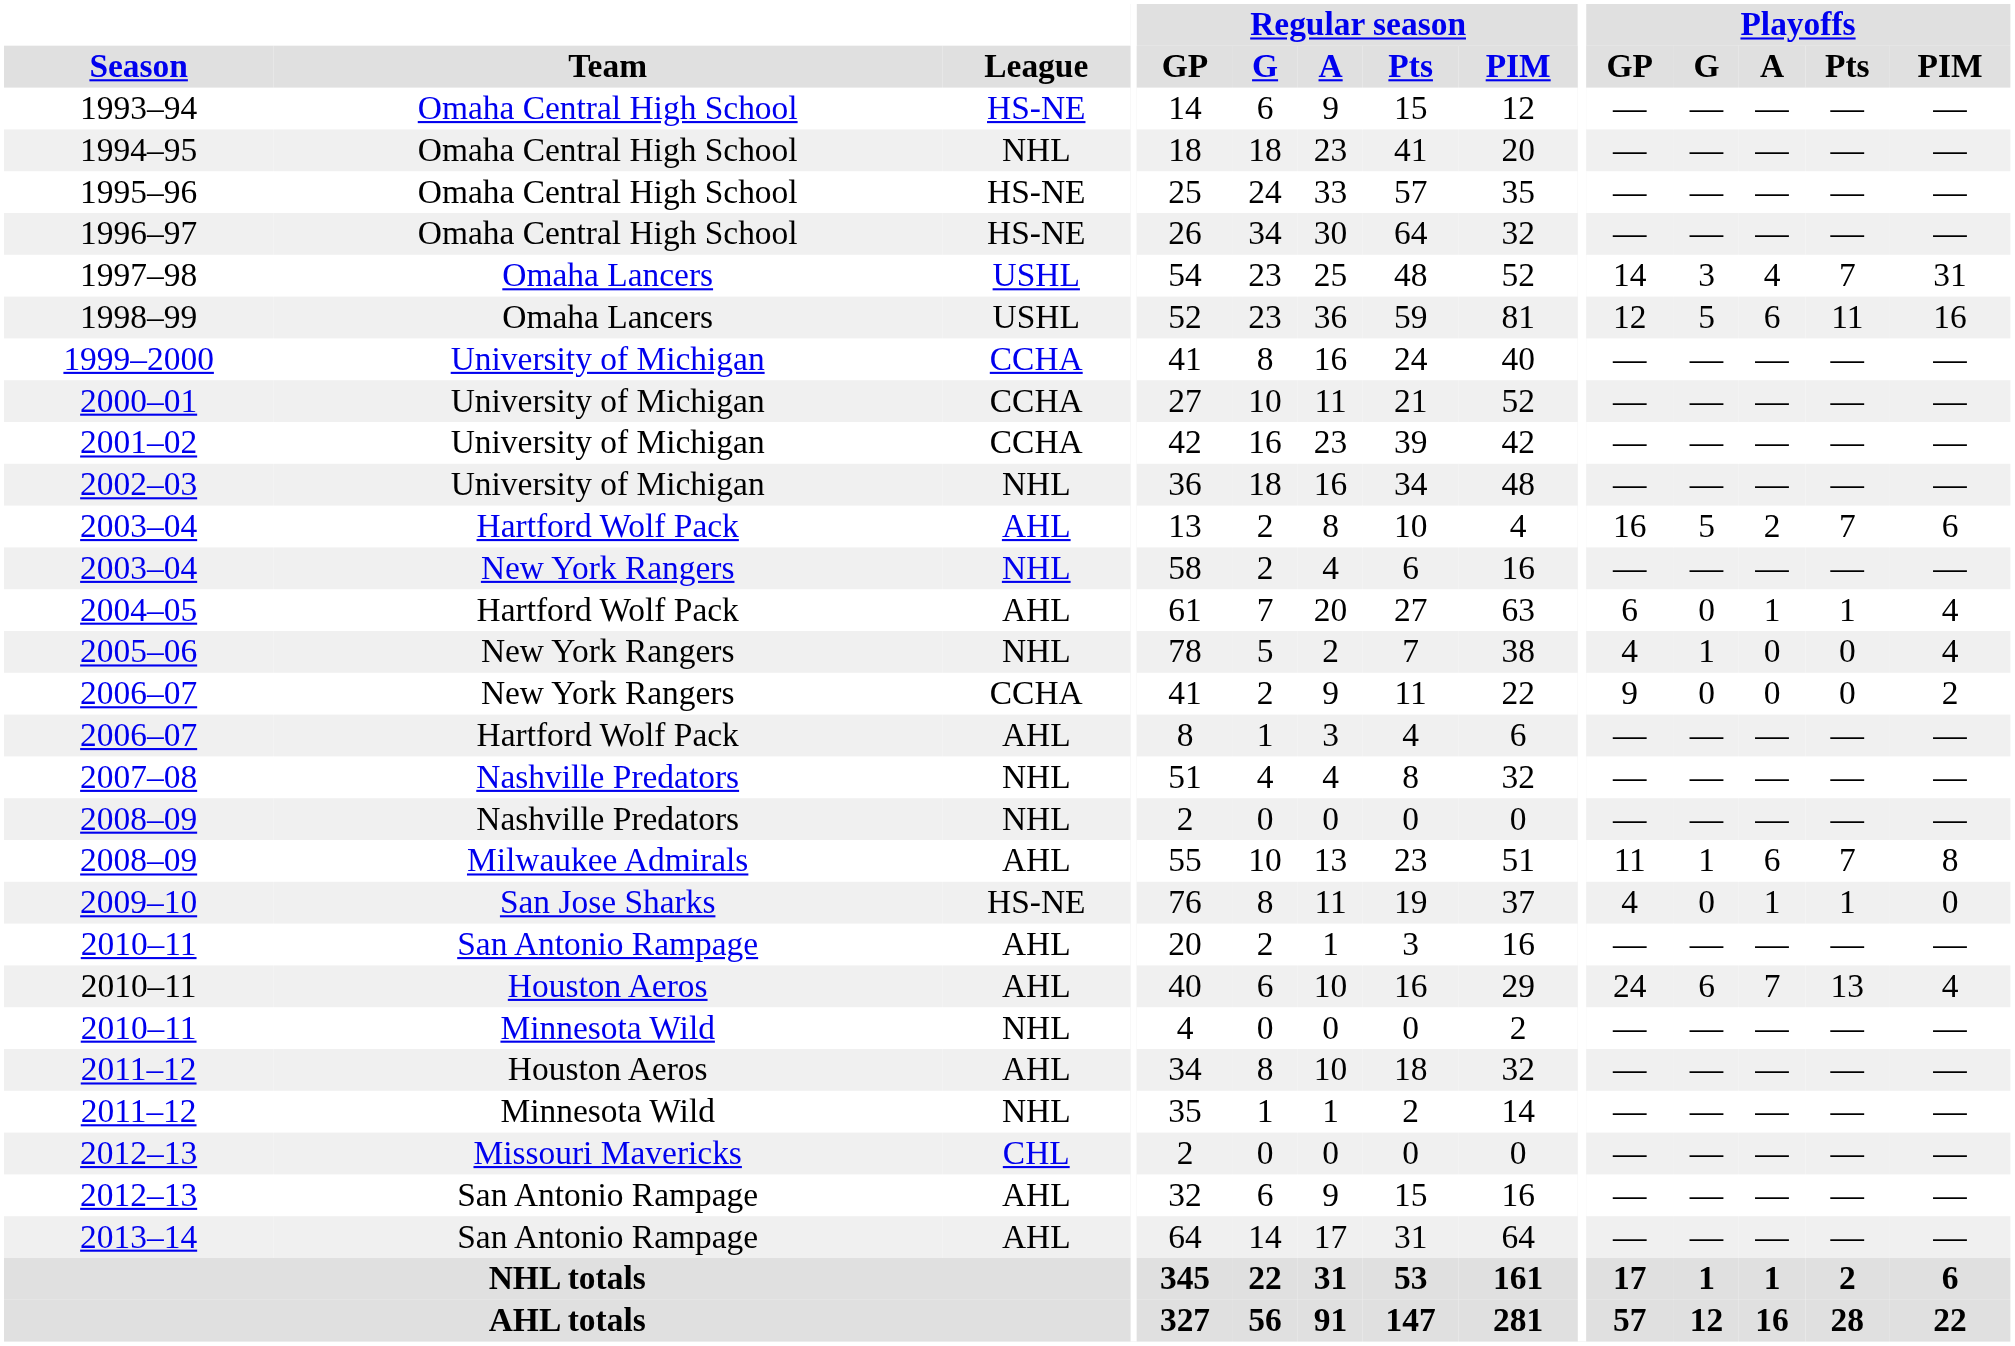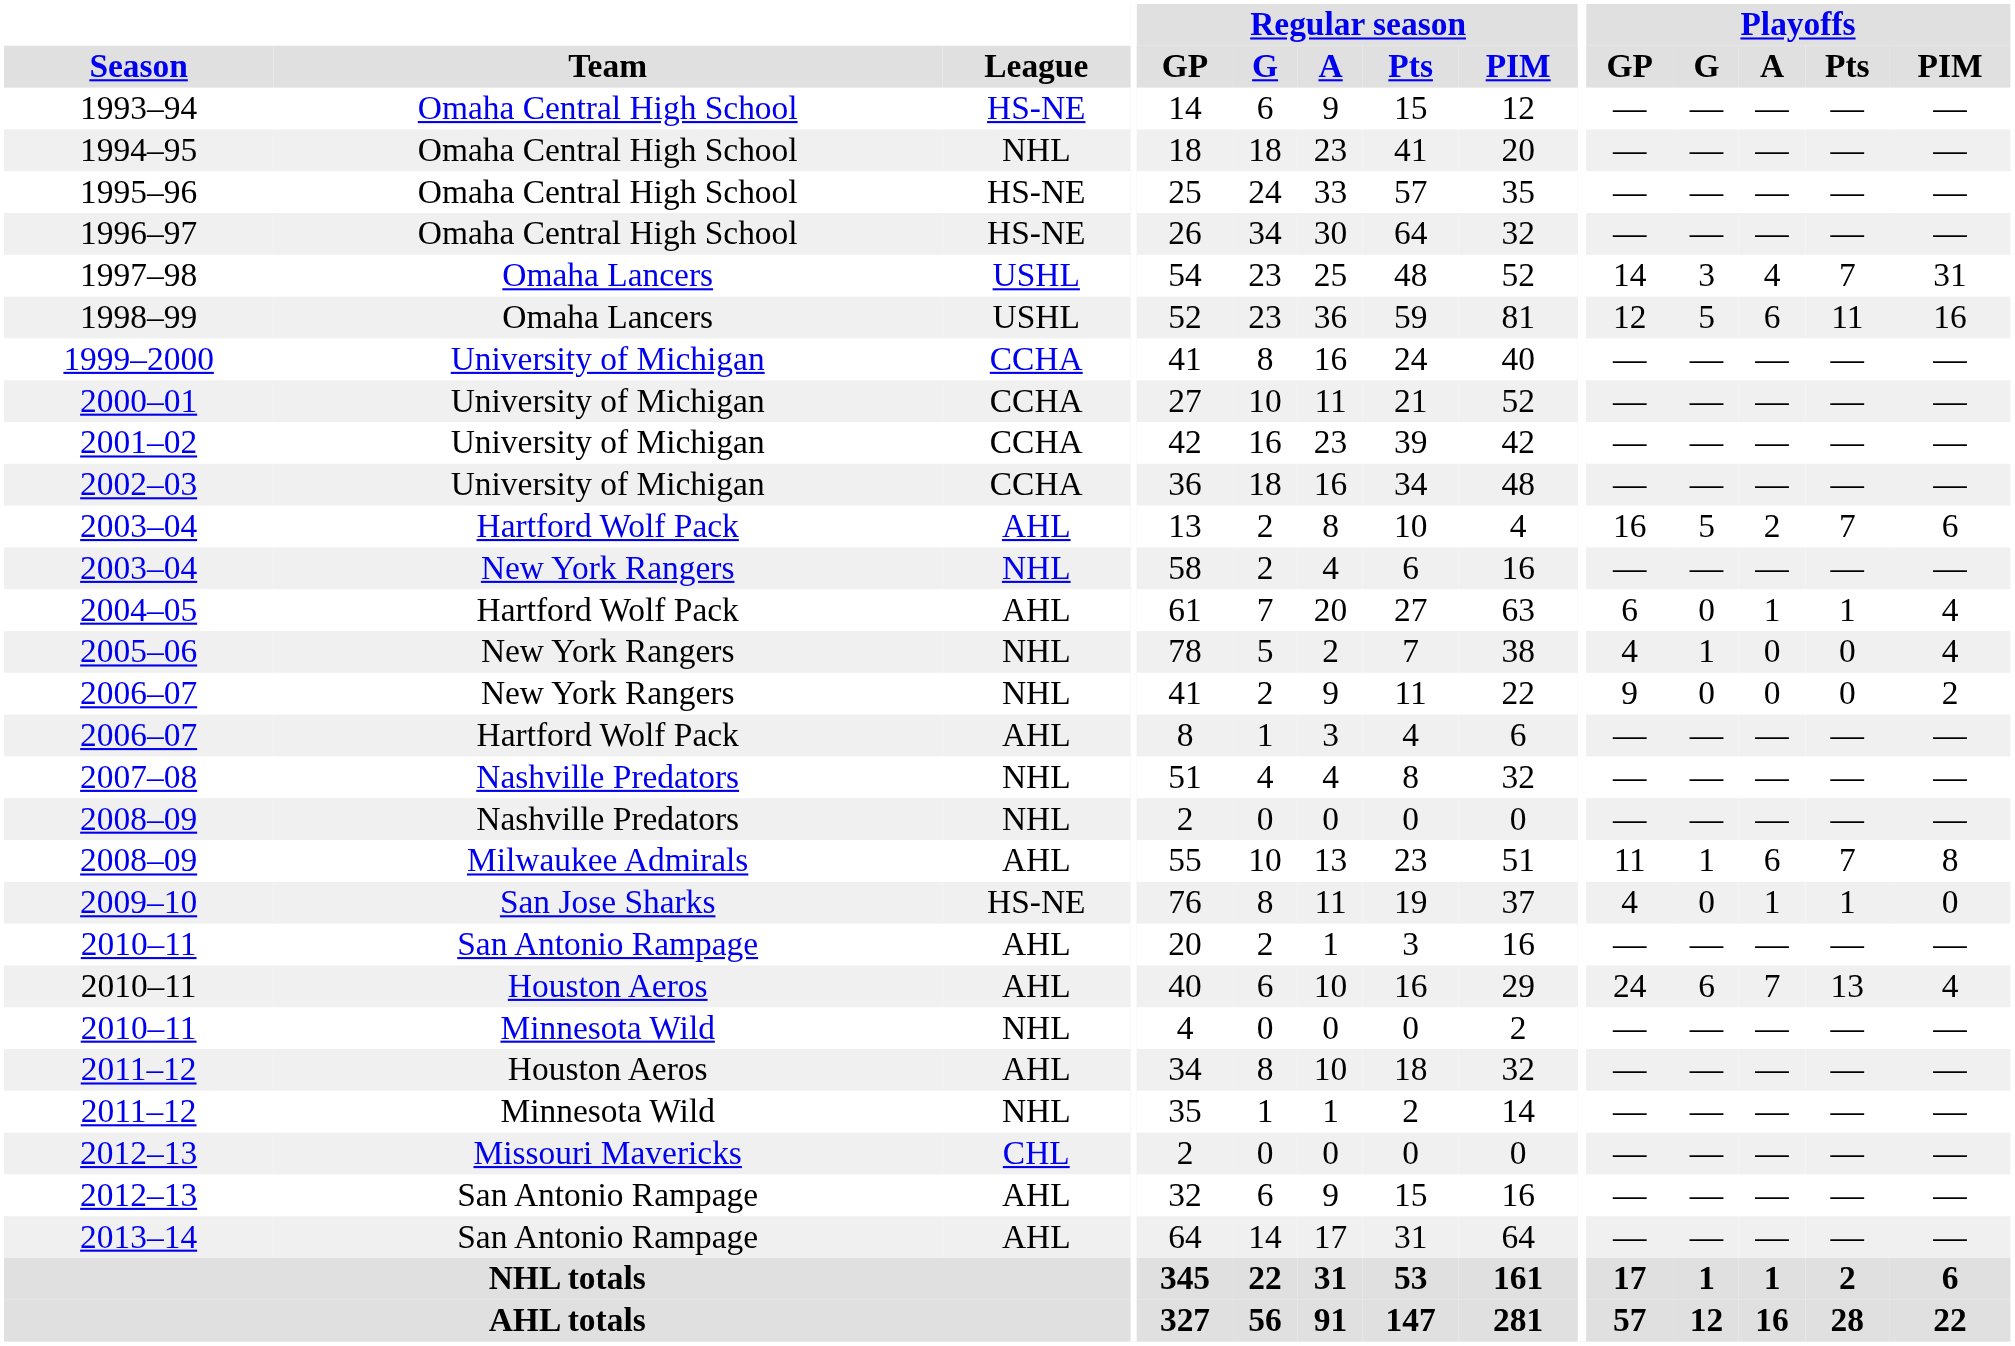(1036, 484) NHL -> (1036, 484) CCHA
(1036, 693) CCHA -> (1036, 693) NHL
